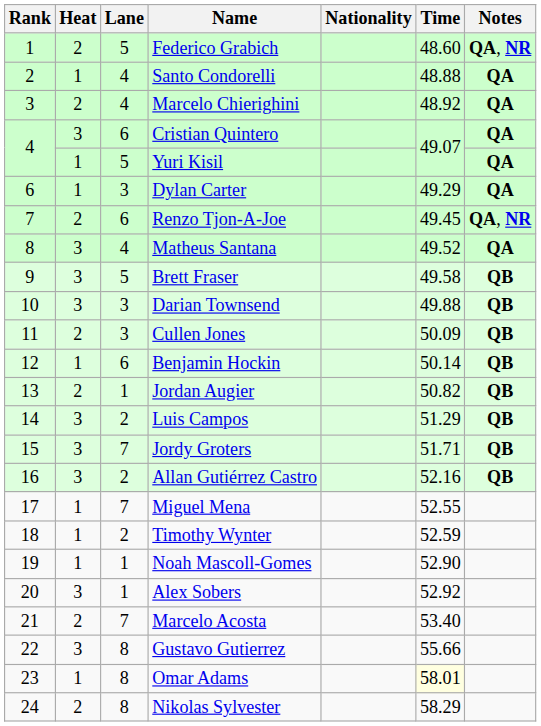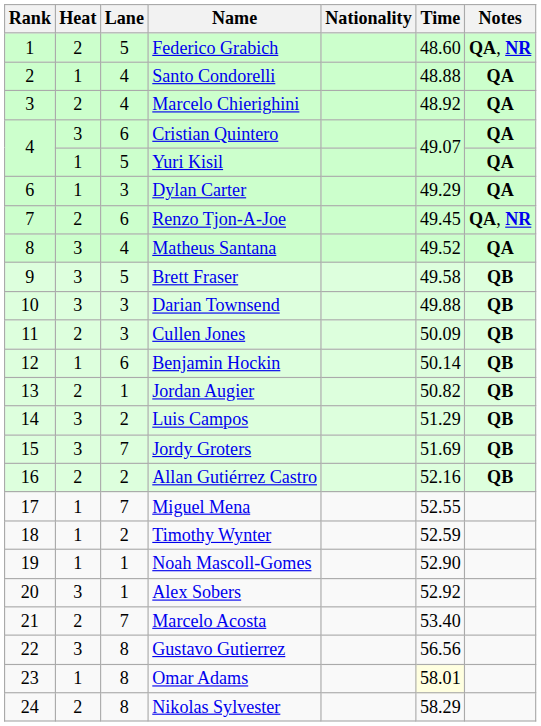(440, 448) 51.71 -> (440, 448) 51.69
(78, 477) 3 -> (78, 477) 2
(440, 649) 55.66 -> (440, 649) 56.56
